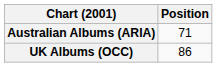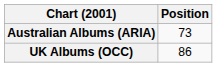(185, 33) 71 -> (185, 33) 73
